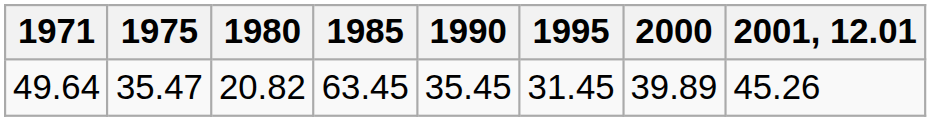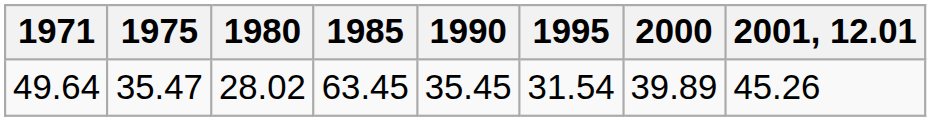(262, 87) 20.82 -> (262, 87) 28.02
(571, 87) 31.45 -> (571, 87) 31.54
